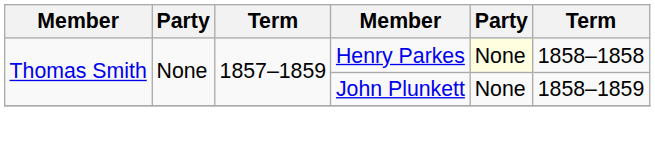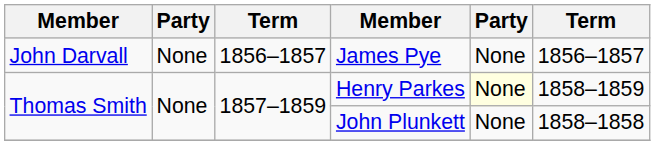+ row: (389, 55)
(591, 55) 1858–1858 -> (591, 88) 1858–1859
(591, 88) 1858–1859 -> (591, 122) 1858–1858
